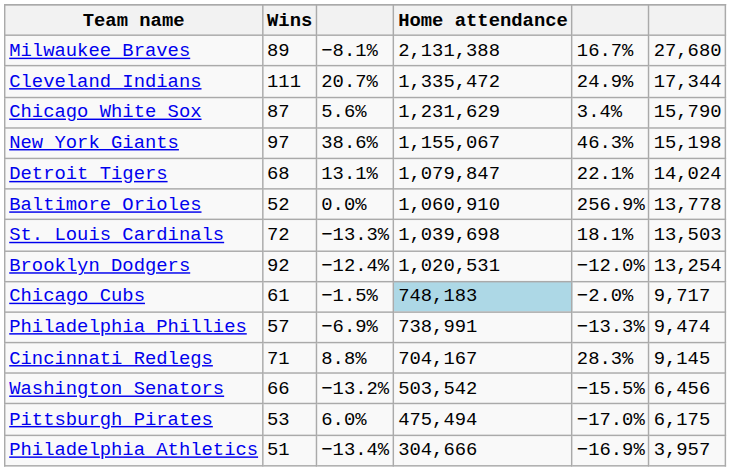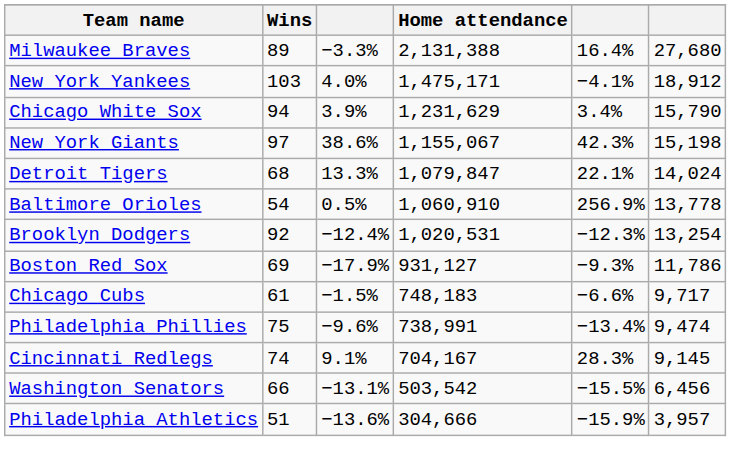(350, 51) −8.1% -> (350, 51) −3.3%
(605, 51) 16.7% -> (605, 51) 16.4%
+ row: (100, 82)
- row: (105, 82)
(278, 112) 87 -> (278, 112) 94
(344, 112) 5.6% -> (344, 112) 3.9%
(605, 143) 46.3% -> (605, 143) 42.3%
(350, 174) 13.1% -> (350, 174) 13.3%
(278, 204) 52 -> (278, 204) 54
(344, 204) 0.0% -> (344, 204) 0.5%
- row: (117, 235)
(611, 266) −12.0% -> (611, 235) −12.3%
+ row: (88, 266)
(438, 297) lightblue background -> (438, 297) no background
(605, 297) −2.0% -> (605, 297) −6.6%
(278, 327) 57 -> (278, 327) 75
(350, 327) −6.9% -> (350, 327) −9.6%
(611, 327) −13.3% -> (611, 327) −13.4%
(278, 358) 71 -> (278, 358) 74
(344, 358) 8.8% -> (344, 358) 9.1%
(355, 389) −13.2% -> (355, 389) −13.1%
- row: (111, 419)
(355, 450) −13.4% -> (355, 419) −13.6%
(611, 450) −16.9% -> (611, 419) −15.9%
